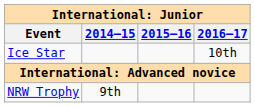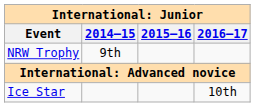rows swapped: (36, 53) <-> (43, 92)
